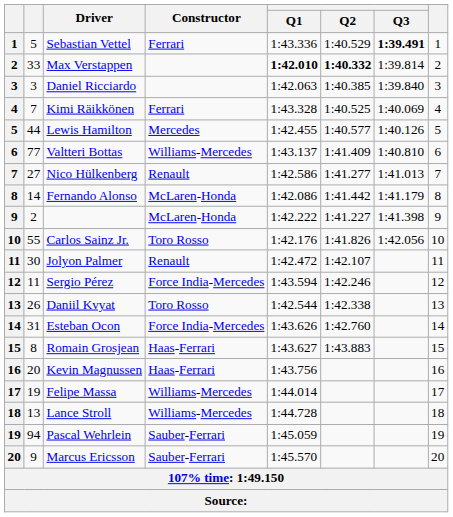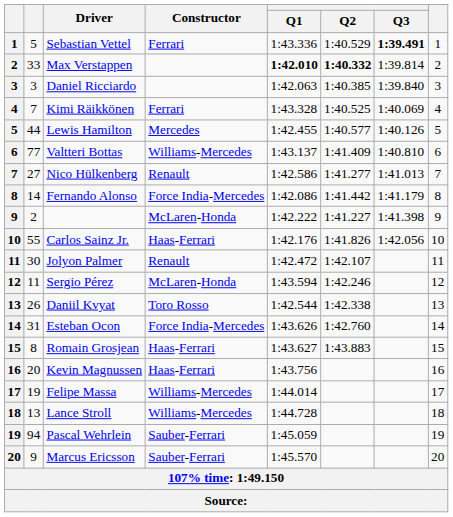(192, 195) McLaren-Honda -> (206, 195) Force India-Mercedes
(178, 238) Toro Rosso -> (182, 238) Haas-Ferrari
(206, 282) Force India-Mercedes -> (192, 282) McLaren-Honda
